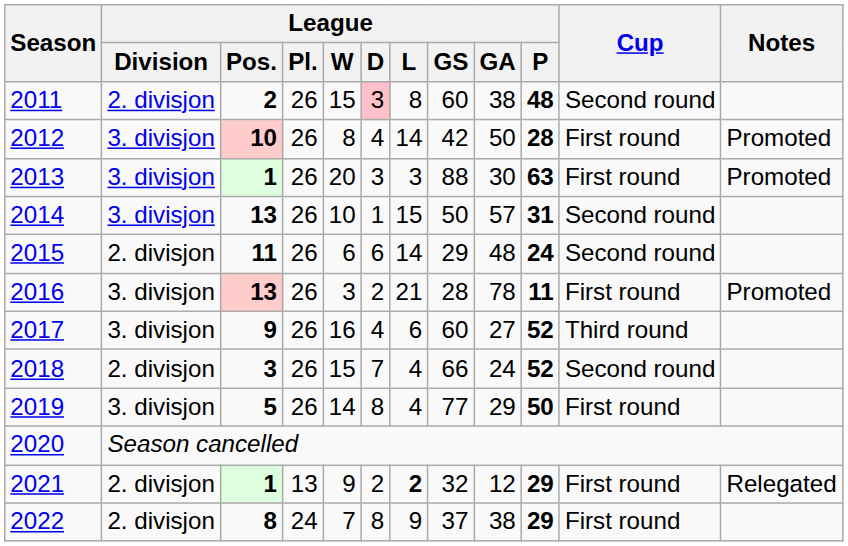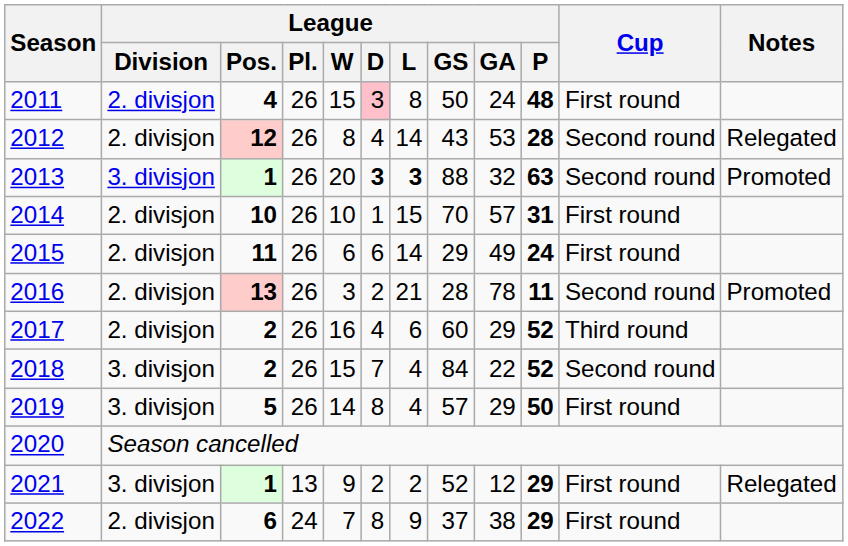(270, 100) 2 -> (270, 100) 4
(455, 100) 60 -> (455, 100) 50
(502, 100) 38 -> (502, 100) 24
(640, 100) Second round -> (623, 100) First round
(161, 138) 3. divisjon -> (161, 138) 2. divisjon
(264, 138) 10 -> (264, 138) 12
(455, 138) 42 -> (455, 138) 43
(502, 138) 50 -> (502, 138) 53
(623, 138) First round -> (640, 138) Second round
(779, 138) Promoted -> (782, 138) Relegated
(378, 176) normal -> (378, 176) bold
(416, 176) normal -> (416, 176) bold
(502, 176) 30 -> (502, 176) 32
(623, 176) First round -> (640, 176) Second round
(161, 215) 3. divisjon -> (161, 215) 2. divisjon
(264, 215) 13 -> (264, 215) 10
(455, 215) 50 -> (455, 215) 70
(640, 215) Second round -> (623, 215) First round
(502, 253) 48 -> (502, 253) 49
(640, 253) Second round -> (623, 253) First round
(161, 291) 3. divisjon -> (161, 291) 2. divisjon
(623, 291) First round -> (640, 291) Second round
(161, 330) 3. divisjon -> (161, 330) 2. divisjon
(270, 330) 9 -> (270, 330) 2
(502, 330) 27 -> (502, 330) 29
(161, 368) 2. divisjon -> (161, 368) 3. divisjon
(270, 368) 3 -> (270, 368) 2
(455, 368) 66 -> (455, 368) 84
(502, 368) 24 -> (502, 368) 22
(455, 406) 77 -> (455, 406) 57
(161, 483) 2. divisjon -> (161, 483) 3. divisjon
(416, 483) bold -> (416, 483) normal
(455, 483) 32 -> (455, 483) 52
(270, 521) 8 -> (270, 521) 6
